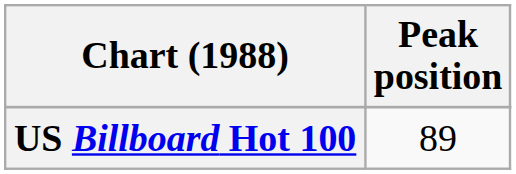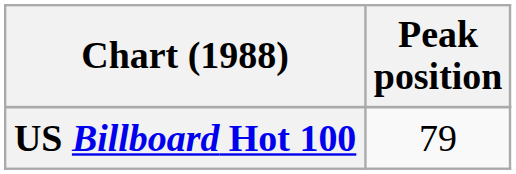(438, 137) 89 -> (438, 137) 79
